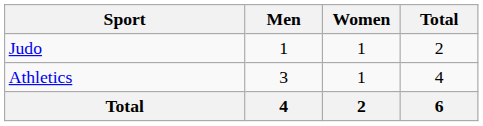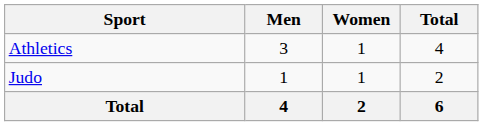rows swapped: (40, 77) <-> (25, 48)
